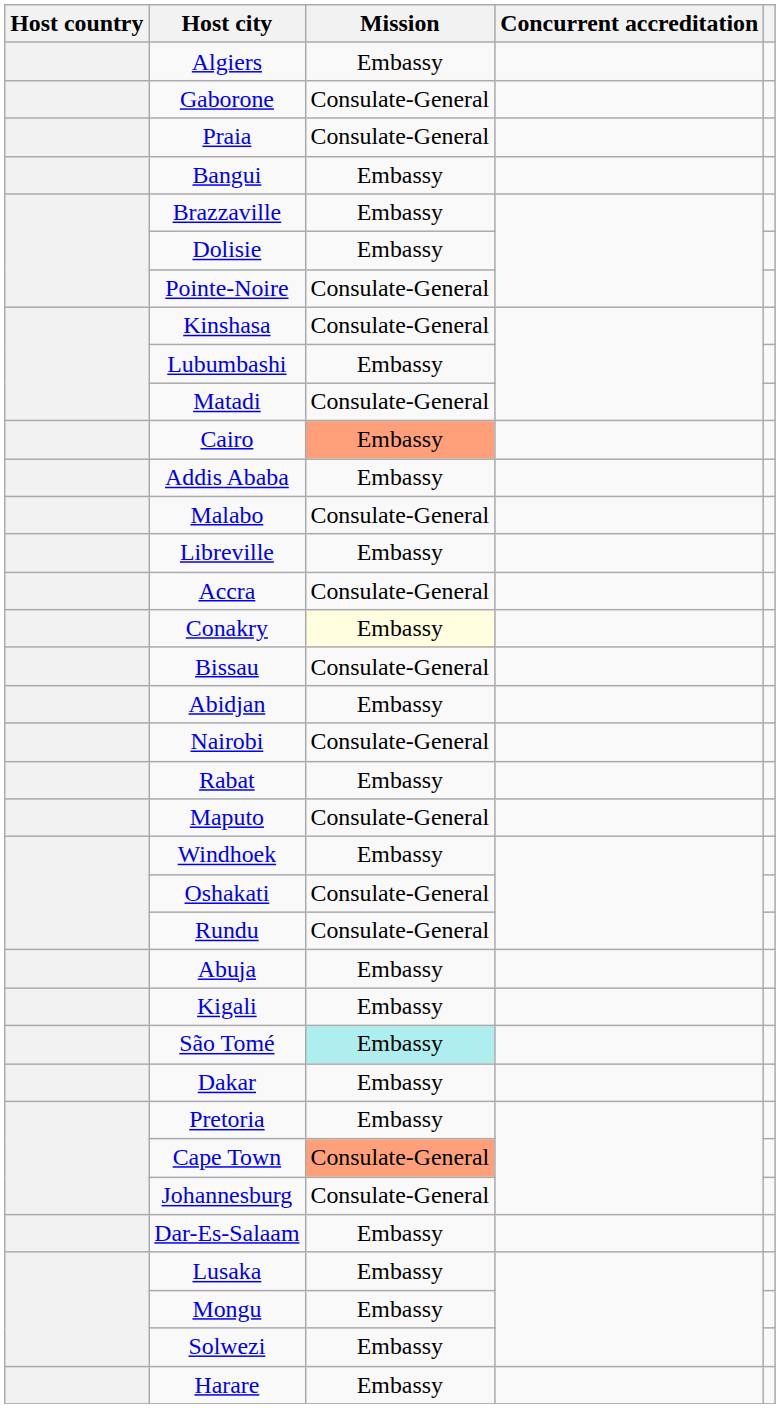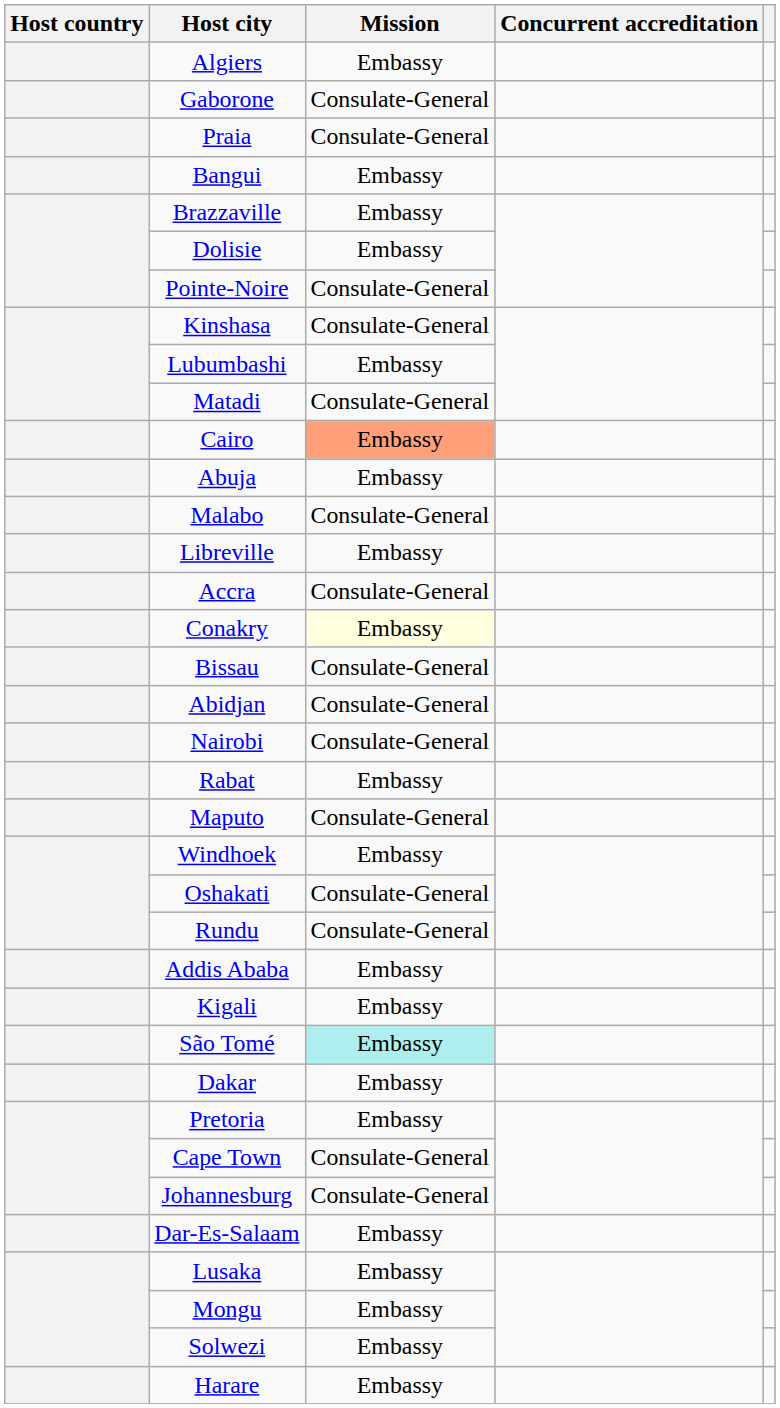rows swapped: (227, 477) <-> (227, 968)
(400, 703) Embassy -> (400, 703) Consulate-General
(400, 1157) lightsalmon background -> (400, 1157) no background
